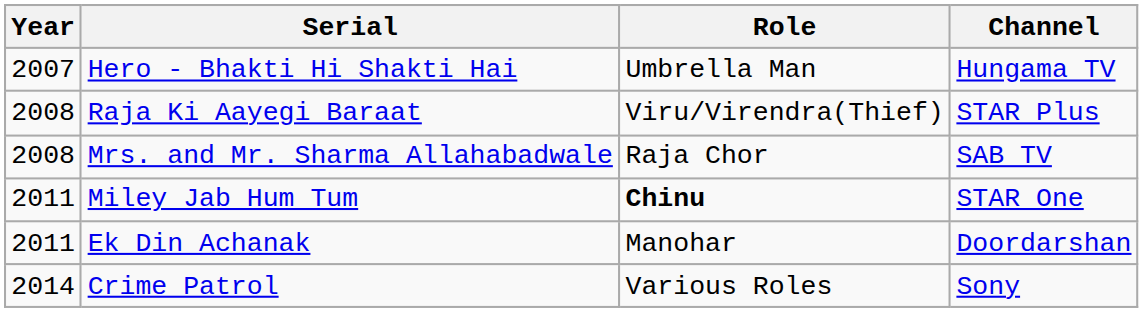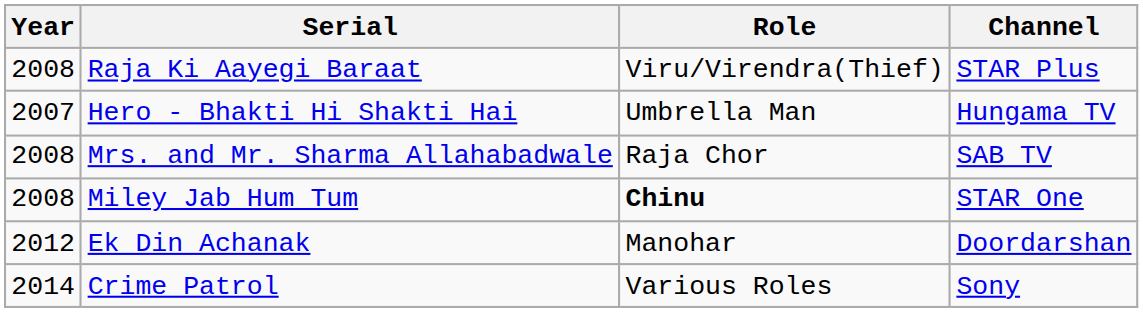rows swapped: (302, 70) <-> (255, 113)
(43, 200) 2011 -> (43, 200) 2008
(43, 243) 2011 -> (43, 243) 2012
